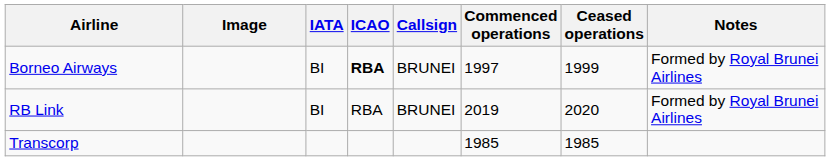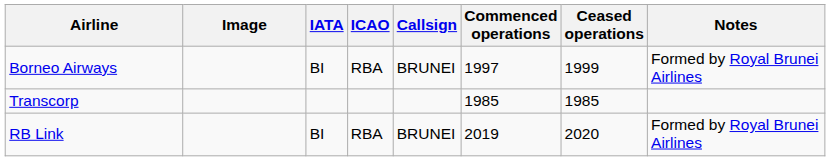(368, 67) bold -> (367, 67) normal
rows swapped: (36, 109) <-> (44, 143)
